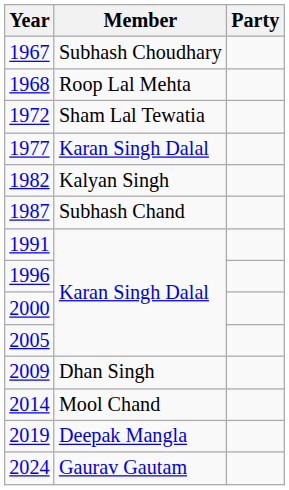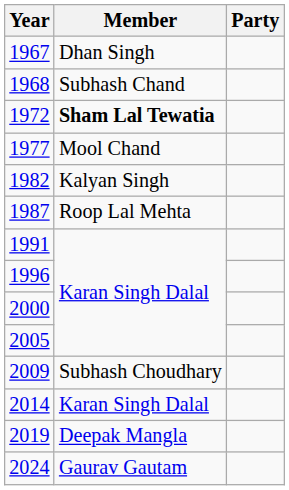(140, 52) Subhash Choudhary -> (107, 52) Dhan Singh
(125, 84) Roop Lal Mehta -> (122, 84) Subhash Chand
(132, 116) normal -> (137, 116) bold
(134, 148) Karan Singh Dalal -> (110, 148) Mool Chand
(122, 212) Subhash Chand -> (125, 212) Roop Lal Mehta
(107, 372) Dhan Singh -> (140, 372) Subhash Choudhary
(110, 404) Mool Chand -> (134, 404) Karan Singh Dalal
